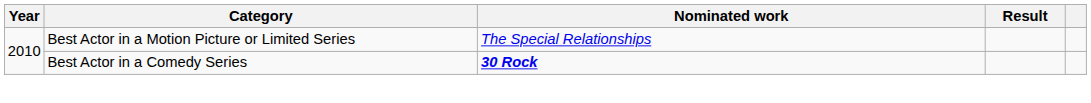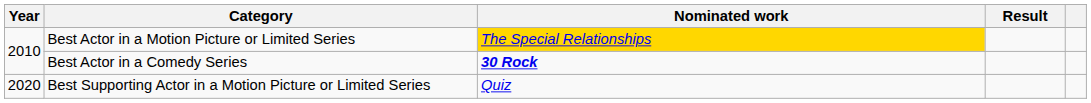(566, 39) no background -> (566, 39) gold background
+ row: (239, 86)
